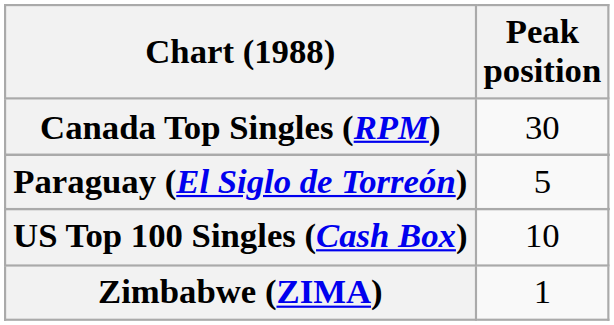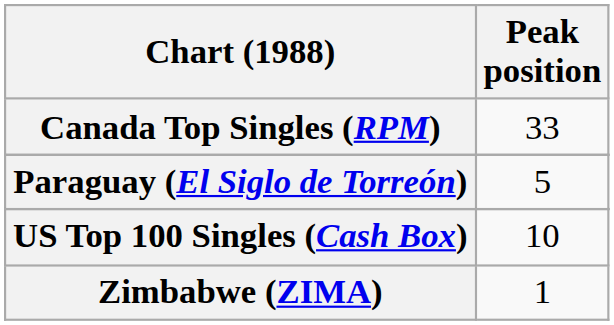(542, 126) 30 -> (542, 126) 33
